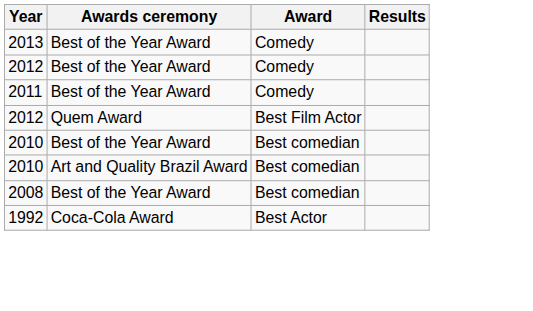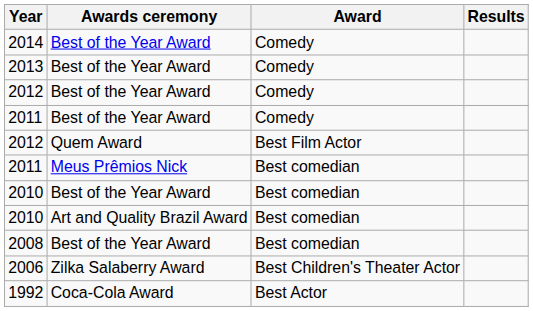+ row: (26, 42)
+ row: (25, 167)
+ row: (26, 268)
